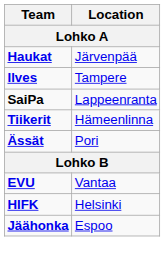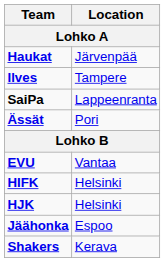- row: (29, 120)
+ row: (21, 204)
+ row: (33, 246)
